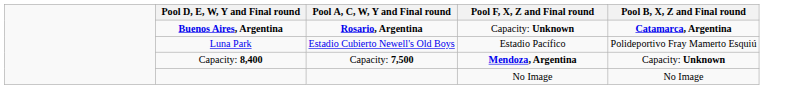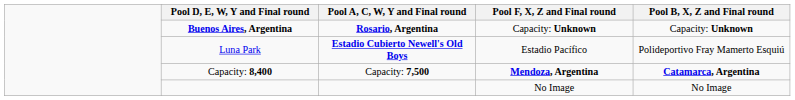(684, 28) Catamarca, Argentina -> (711, 28) Capacity: Unknown
(382, 44) normal -> (397, 50) bold
(684, 60) Capacity: Unknown -> (711, 71) Catamarca, Argentina
